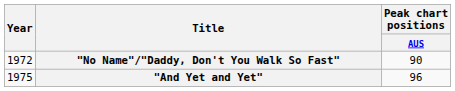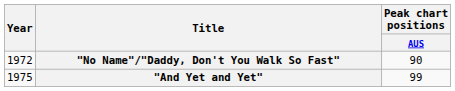(416, 78) 96 -> (416, 78) 99
